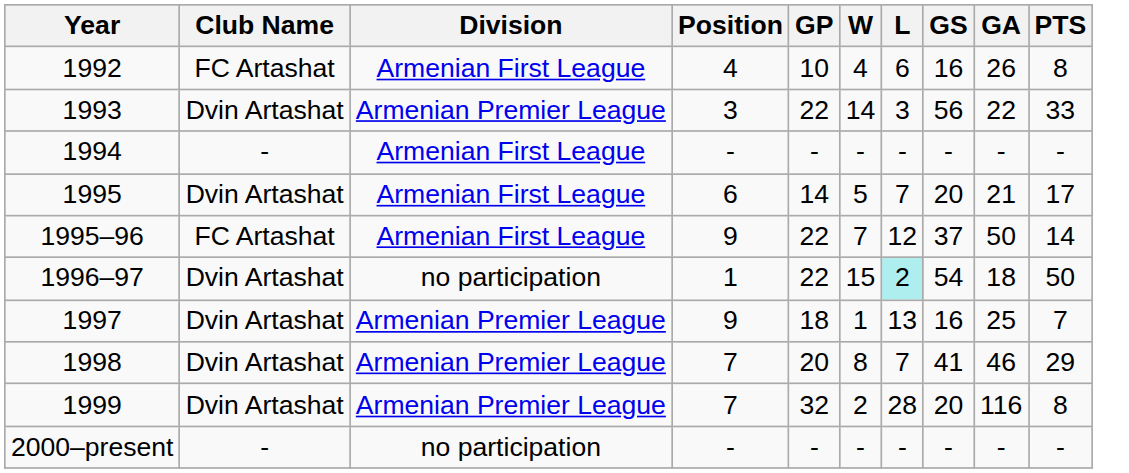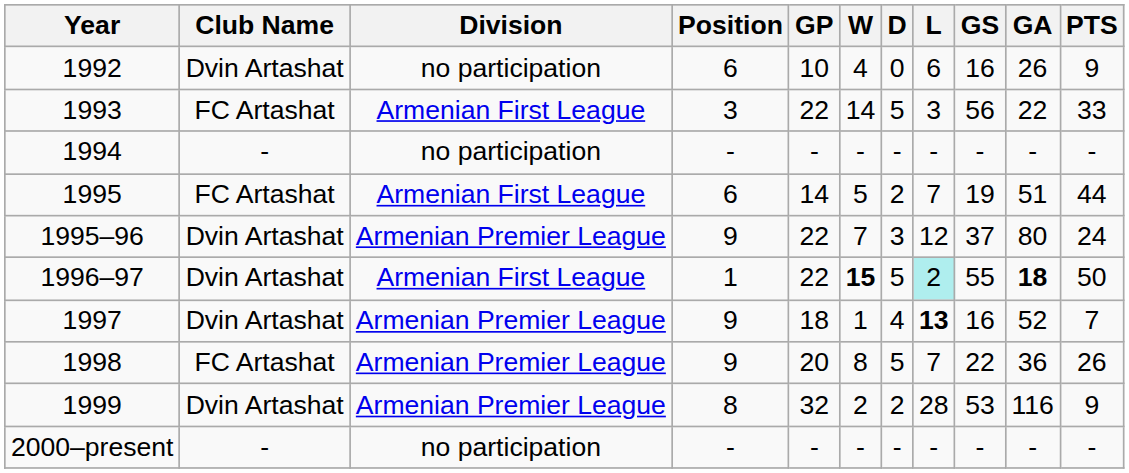+ column: (897, 25)
(265, 67) FC Artashat -> (265, 67) Dvin Artashat
(511, 67) Armenian First League -> (511, 67) no participation
(730, 67) 4 -> (730, 67) 6
(1060, 67) 8 -> (1092, 67) 9
(265, 109) Dvin Artashat -> (265, 109) FC Artashat
(511, 109) Armenian Premier League -> (511, 109) Armenian First League
(511, 151) Armenian First League -> (511, 151) no participation
(265, 194) Dvin Artashat -> (265, 194) FC Artashat
(949, 194) 20 -> (980, 194) 19
(1001, 194) 21 -> (1033, 194) 51
(1060, 194) 17 -> (1092, 194) 44
(265, 236) FC Artashat -> (265, 236) Dvin Artashat
(511, 236) Armenian First League -> (511, 236) Armenian Premier League
(1001, 236) 50 -> (1033, 236) 80
(1060, 236) 14 -> (1092, 236) 24
(511, 278) no participation -> (511, 278) Armenian First League
(861, 278) normal -> (861, 278) bold
(949, 278) 54 -> (980, 278) 55
(1001, 278) normal -> (1033, 278) bold
(902, 320) normal -> (934, 320) bold
(1001, 320) 25 -> (1033, 320) 52
(265, 362) Dvin Artashat -> (265, 362) FC Artashat
(730, 362) 7 -> (730, 362) 9
(949, 362) 41 -> (980, 362) 22
(1001, 362) 46 -> (1033, 362) 36
(1060, 362) 29 -> (1092, 362) 26
(730, 404) 7 -> (730, 404) 8
(949, 404) 20 -> (980, 404) 53
(1060, 404) 8 -> (1092, 404) 9
